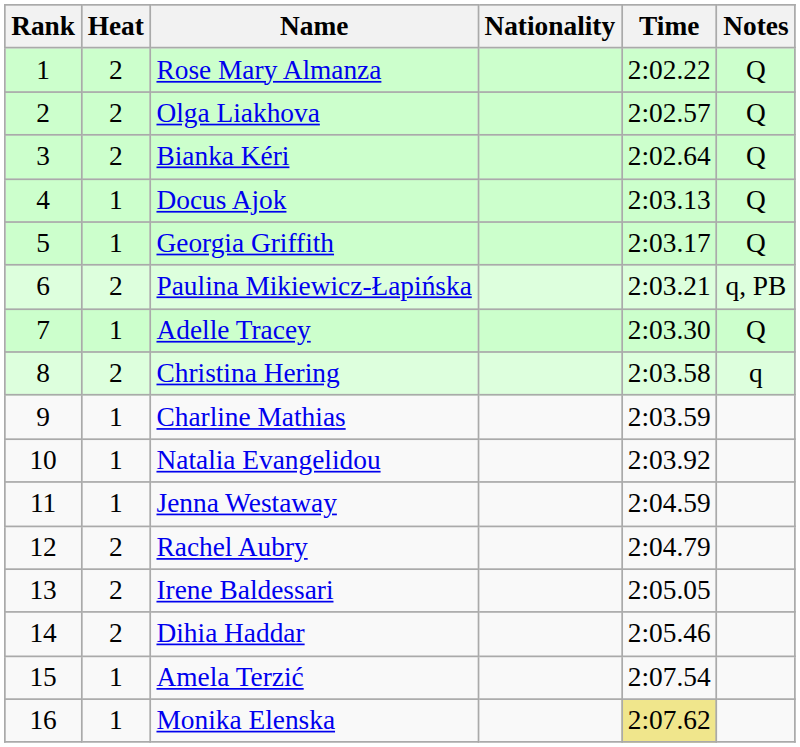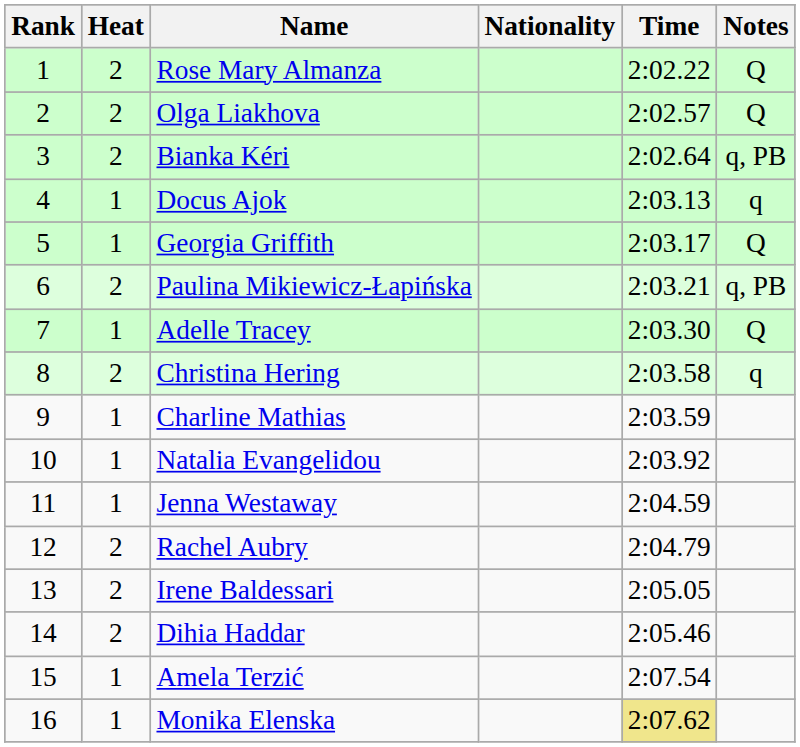(756, 156) Q -> (756, 156) q, PB
(756, 199) Q -> (756, 199) q
